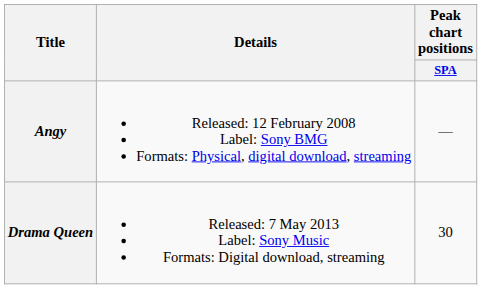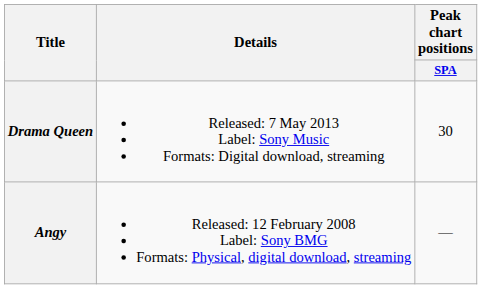rows swapped: (50, 131) <-> (50, 232)
